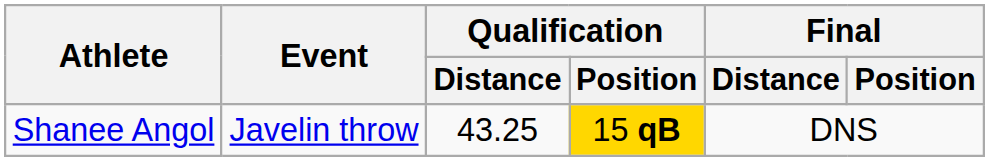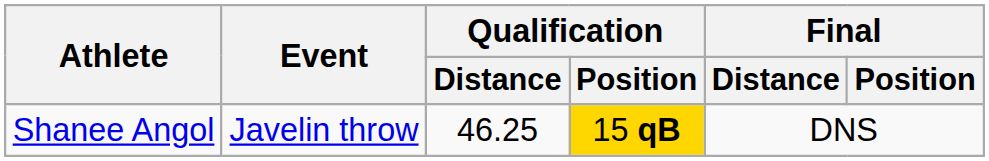(497, 131) 43.25 -> (497, 131) 46.25
